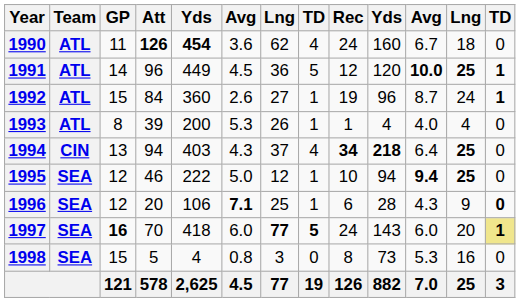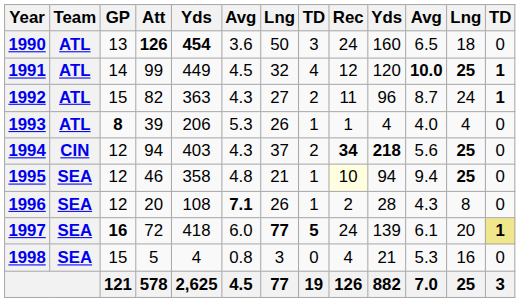(118, 44) 11 -> (118, 44) 13
(280, 44) 62 -> (280, 44) 50
(314, 44) 4 -> (314, 44) 3
(426, 44) 6.7 -> (426, 44) 6.5
(154, 71) 96 -> (154, 71) 99
(280, 71) 36 -> (280, 71) 32
(314, 71) 5 -> (314, 71) 4
(154, 97) 84 -> (154, 97) 82
(196, 97) 360 -> (196, 97) 363
(241, 97) 2.6 -> (241, 97) 4.3
(314, 97) 1 -> (314, 97) 2
(348, 97) 19 -> (348, 97) 11
(118, 124) normal -> (118, 124) bold
(196, 124) 200 -> (196, 124) 206
(118, 151) 13 -> (118, 151) 12
(314, 151) 4 -> (314, 151) 2
(426, 151) 6.4 -> (426, 151) 5.6
(196, 177) 222 -> (196, 177) 358
(241, 177) 5.0 -> (241, 177) 4.8
(280, 177) 12 -> (280, 177) 21
(348, 177) no background -> (348, 177) lightyellow background
(426, 177) bold -> (426, 177) normal
(196, 204) 106 -> (196, 204) 108
(280, 204) 25 -> (280, 204) 26
(348, 204) 6 -> (348, 204) 2
(466, 204) 9 -> (466, 204) 8
(500, 204) bold -> (500, 204) normal
(154, 230) 70 -> (154, 230) 72
(387, 230) 143 -> (387, 230) 139
(426, 230) 6.0 -> (426, 230) 6.1
(348, 257) 8 -> (348, 257) 4
(387, 257) 73 -> (387, 257) 21
